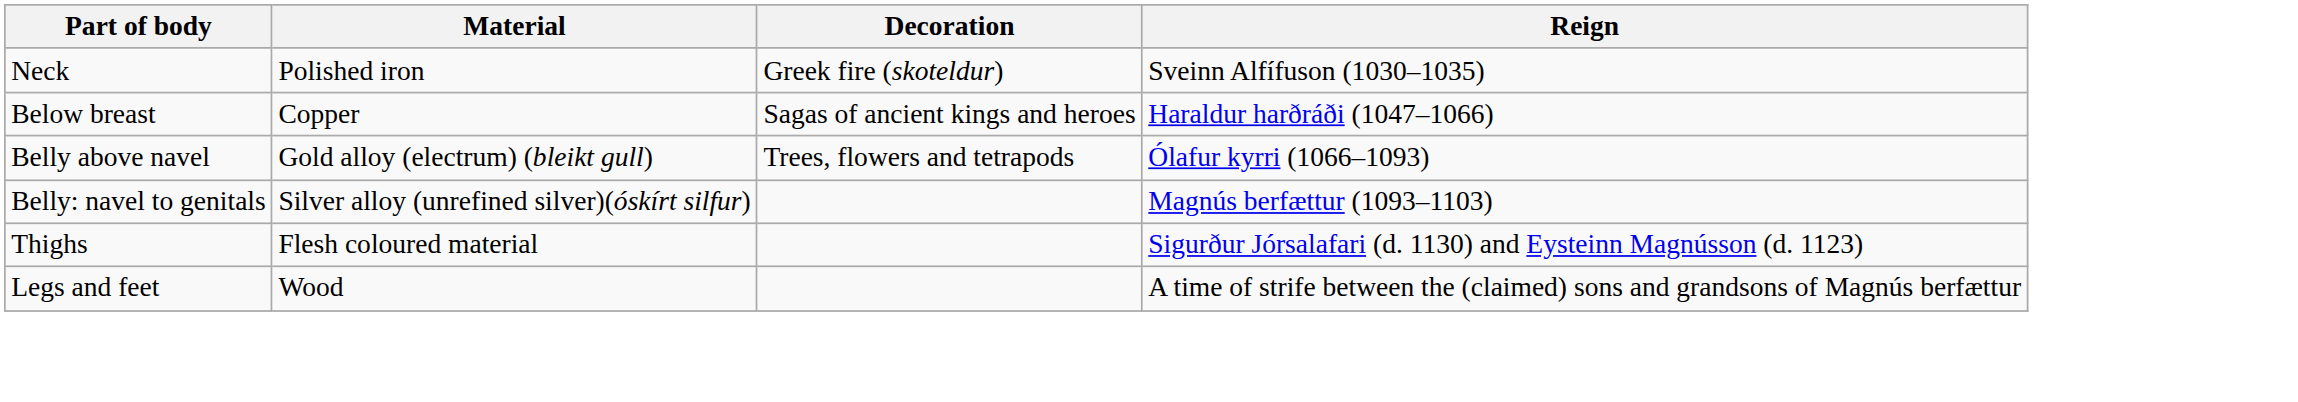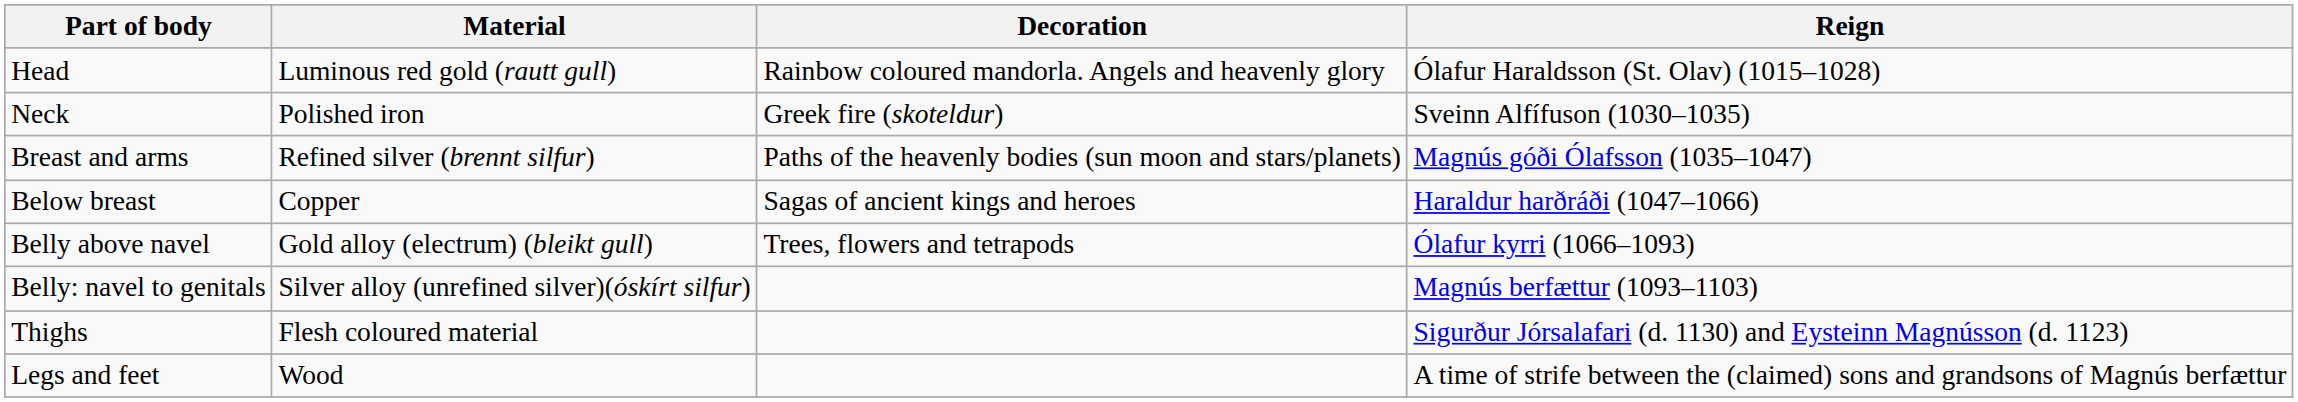+ row: (40, 69)
+ row: (100, 157)
